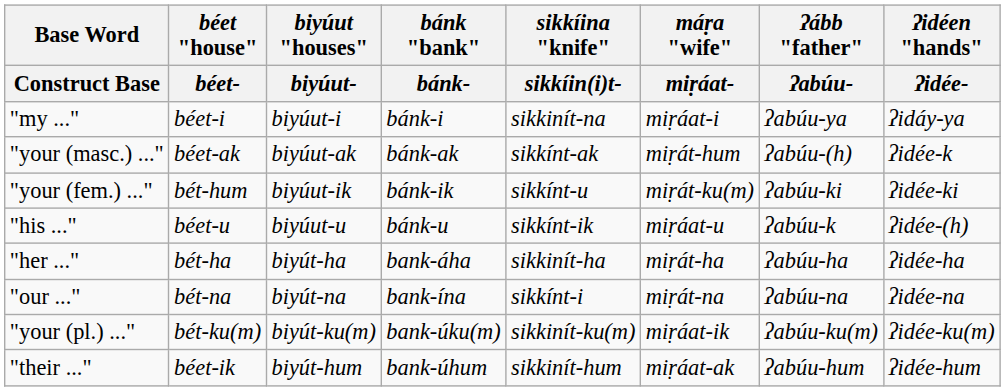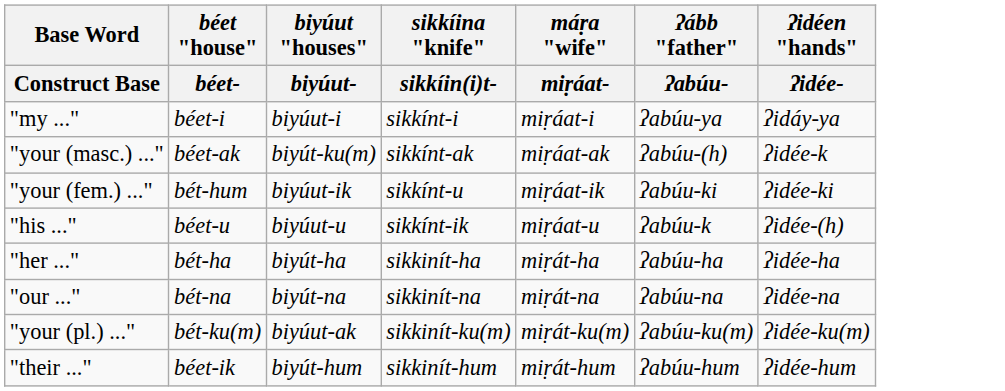- column: (444, 83)
(558, 118) sikkinít-na -> (422, 118) sikkínt-i
(314, 154) biyúut-ak -> (324, 154) biyút-ku(m)
(693, 154) miṛát-hum -> (565, 154) miṛáat-ak
(700, 189) miṛát-ku(m) -> (563, 189) miṛáat-ik
(547, 296) sikkínt-i -> (434, 296) sikkinít-na
(324, 332) biyút-ku(m) -> (314, 332) biyúut-ak
(687, 332) miṛáat-ik -> (575, 332) miṛát-ku(m)
(690, 367) miṛáat-ak -> (568, 367) miṛát-hum
